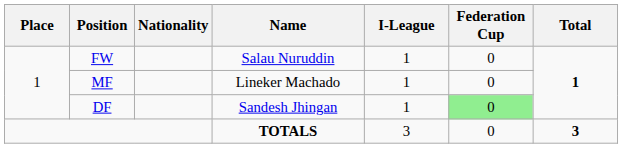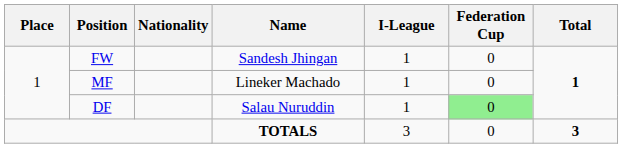(288, 58) Salau Nuruddin -> (288, 58) Sandesh Jhingan
(288, 107) Sandesh Jhingan -> (288, 107) Salau Nuruddin
